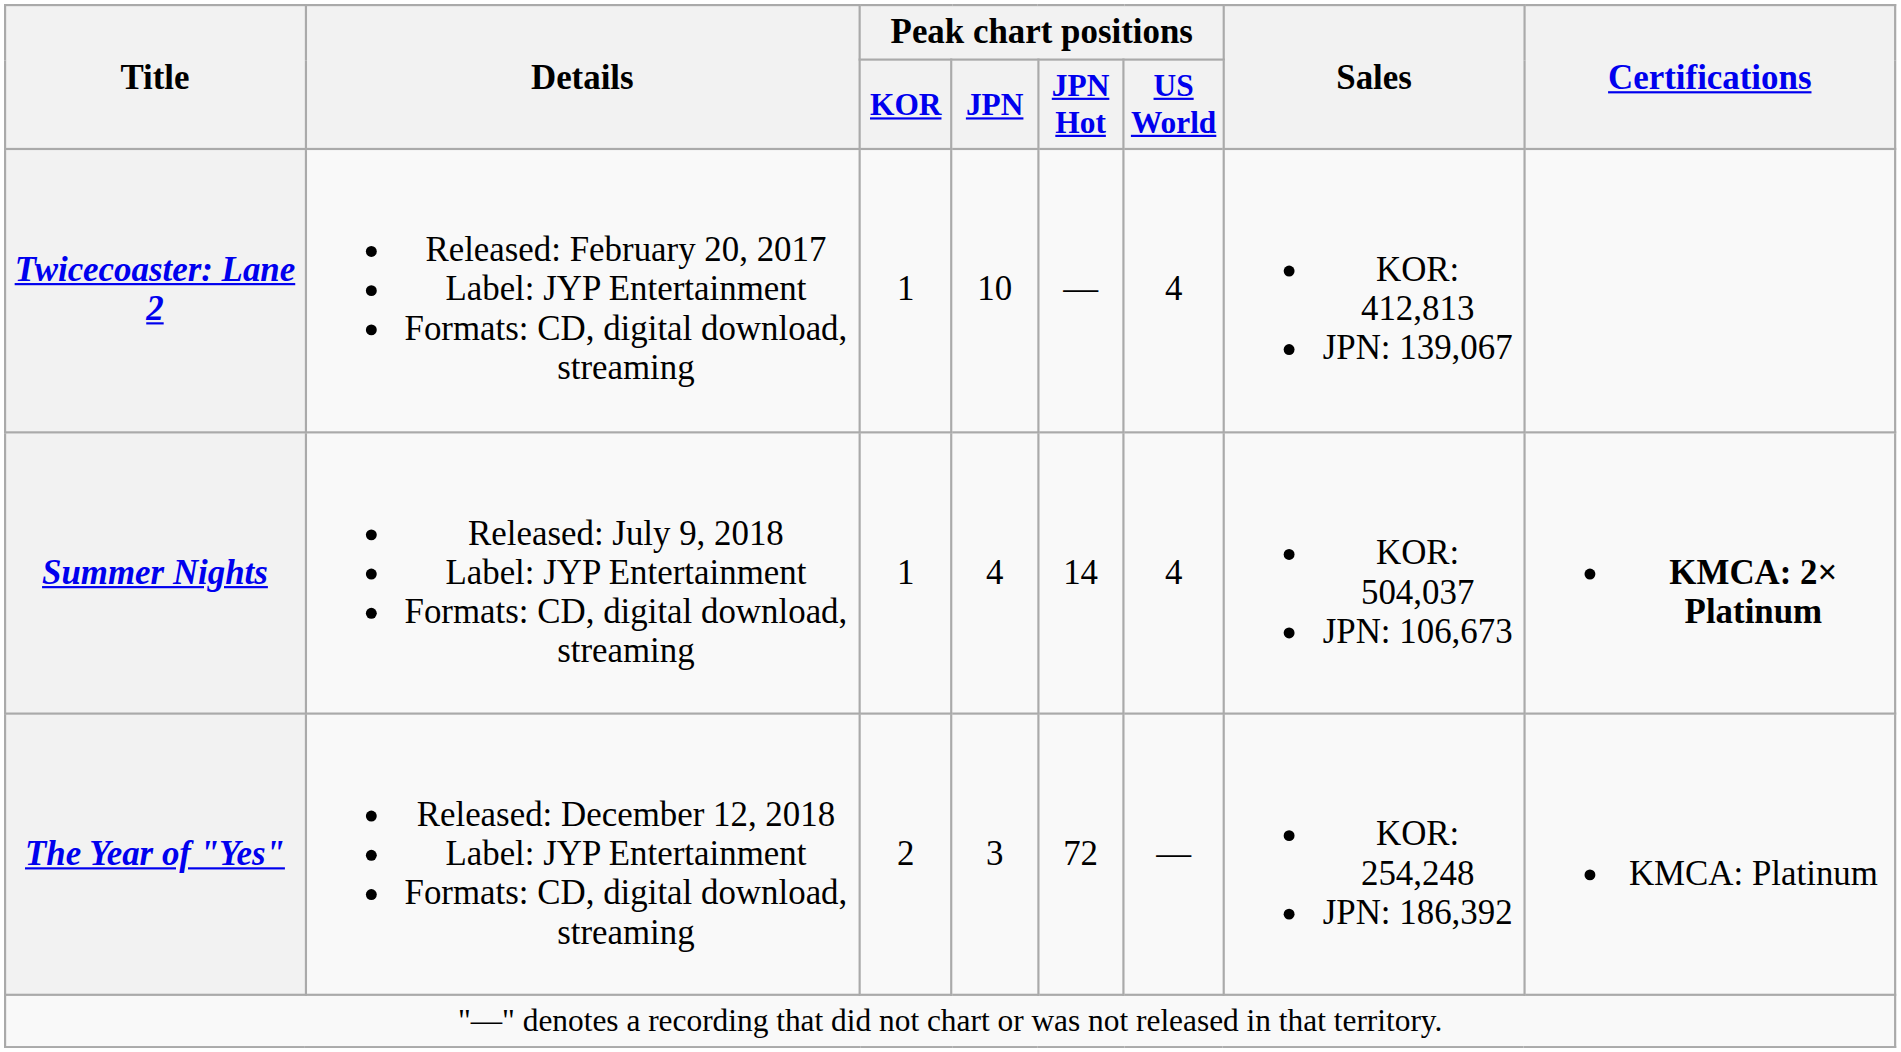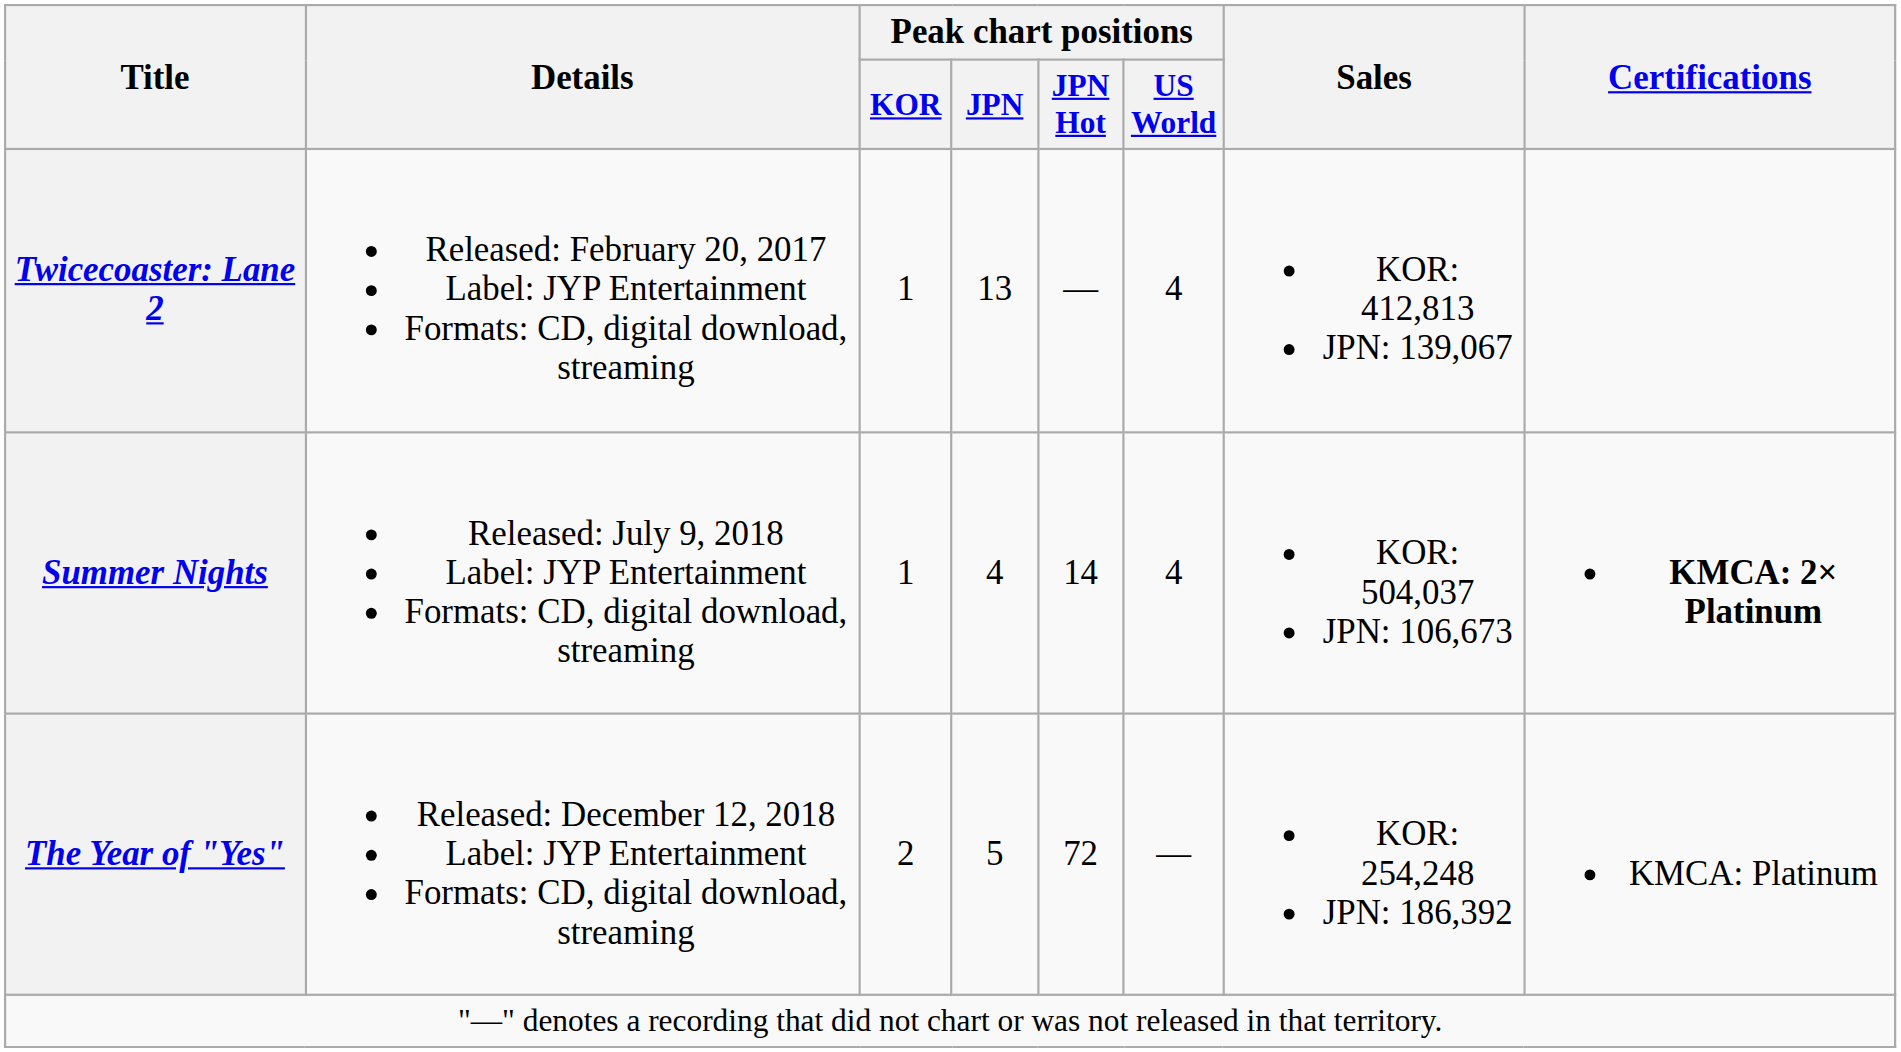(995, 289) 10 -> (995, 289) 13
(995, 853) 3 -> (995, 853) 5
